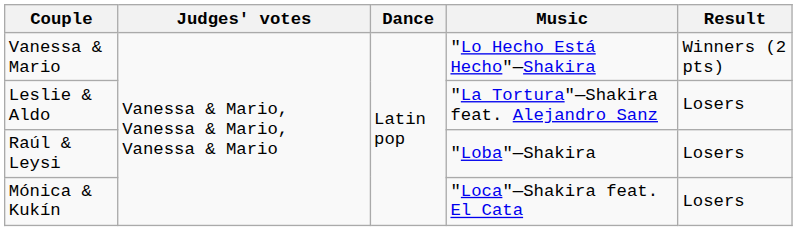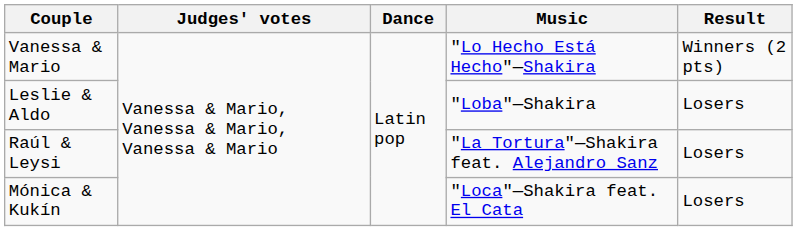(554, 105) "La Tortura"—Shakira feat. Alejandro Sanz -> (523, 105) "Loba"—Shakira
(523, 153) "Loba"—Shakira -> (554, 153) "La Tortura"—Shakira feat. Alejandro Sanz
